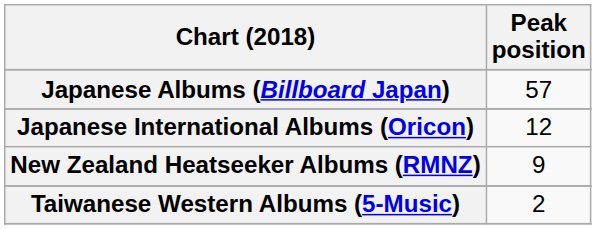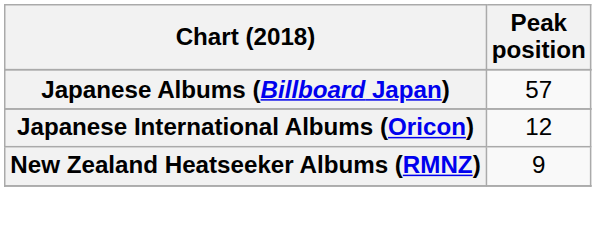- row: (245, 204)
